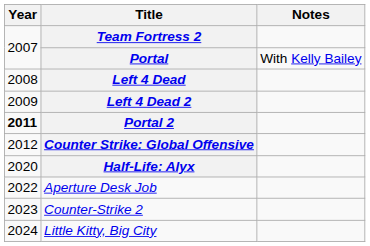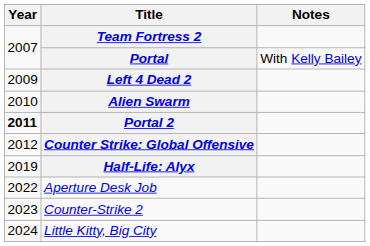- row: (149, 79)
+ row: (149, 101)
(23, 166) 2020 -> (23, 166) 2019
